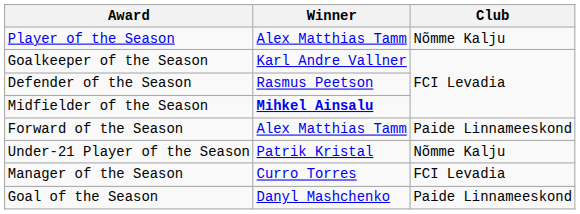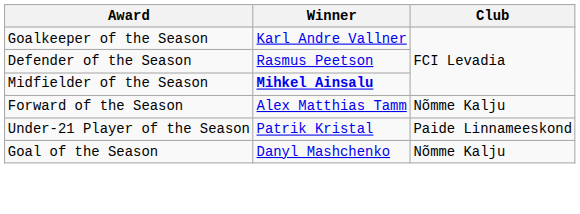- row: (91, 39)
(493, 129) Paide Linnameeskond -> (459, 107) Nõmme Kalju
(459, 152) Nõmme Kalju -> (493, 129) Paide Linnameeskond
- row: (95, 175)
(493, 197) Paide Linnameeskond -> (459, 152) Nõmme Kalju
